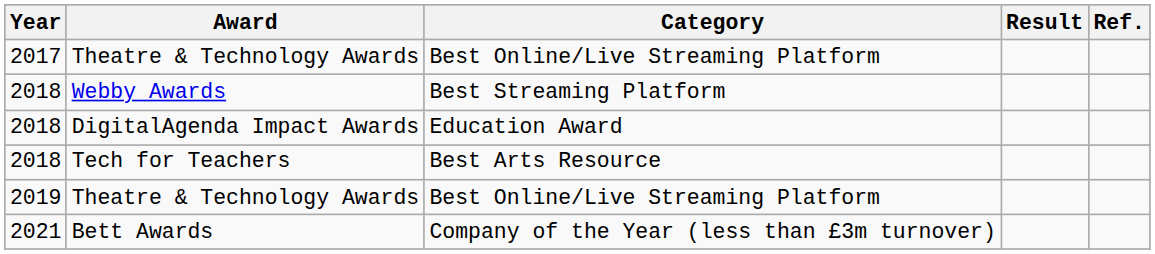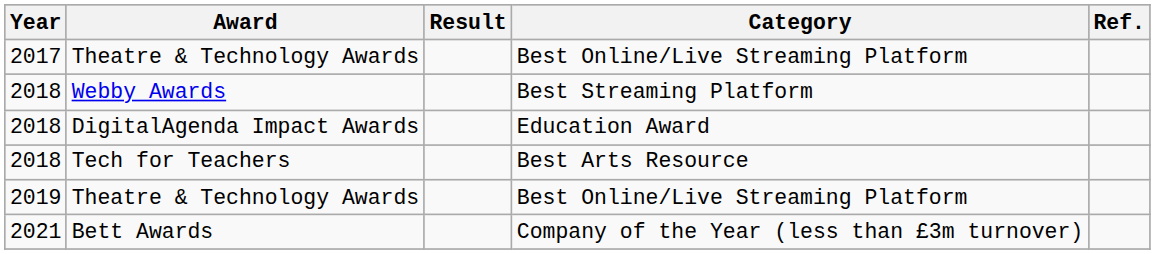columns swapped: (713, 22) <-> (1045, 22)
